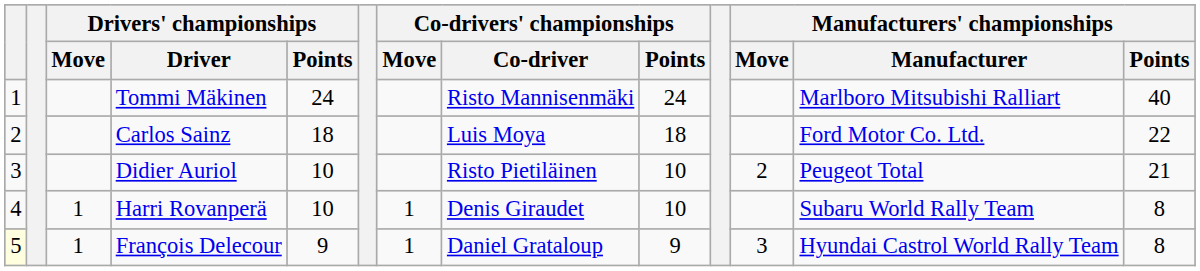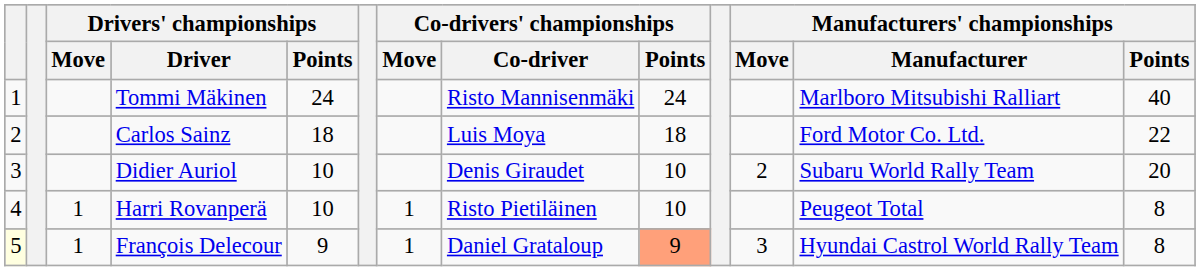(522, 171) Risto Pietiläinen -> (516, 171) Denis Giraudet
(861, 171) Peugeot Total -> (917, 171) Subaru World Rally Team
(1159, 171) 21 -> (1159, 171) 20
(516, 208) Denis Giraudet -> (522, 208) Risto Pietiläinen
(917, 208) Subaru World Rally Team -> (861, 208) Peugeot Total
(675, 246) no background -> (675, 246) lightsalmon background
